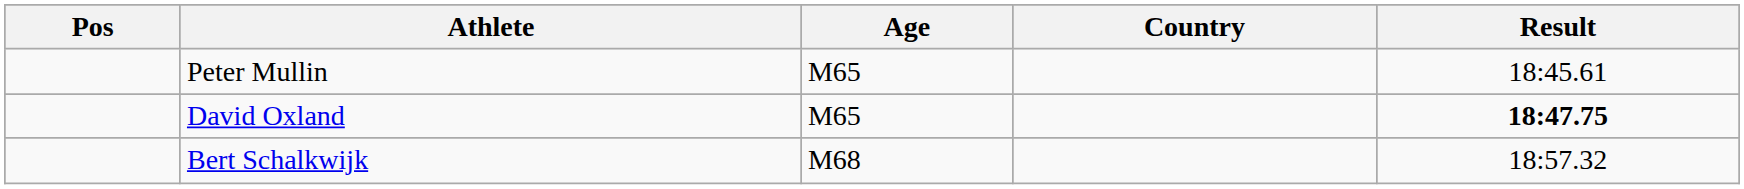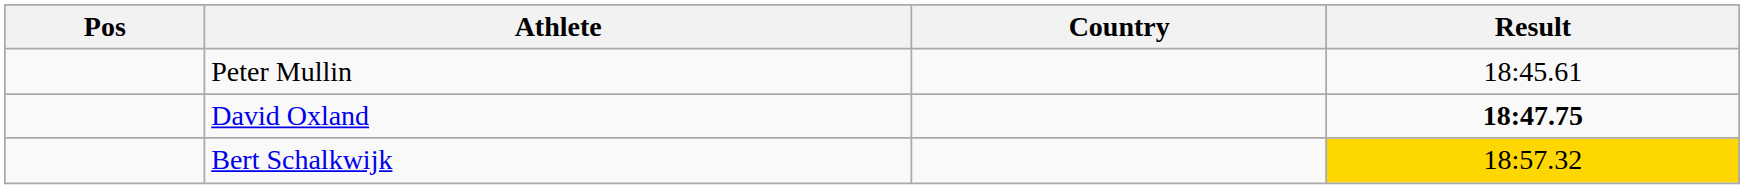- column: (907, 26)
(1558, 159) no background -> (1533, 159) gold background
